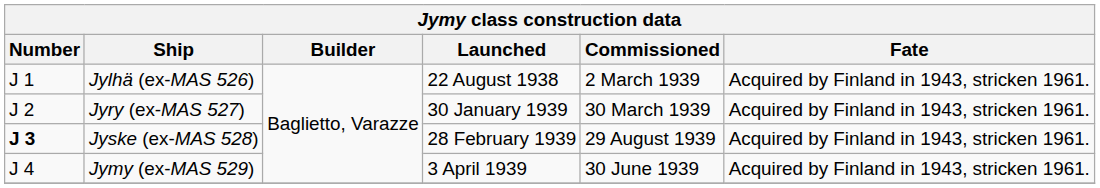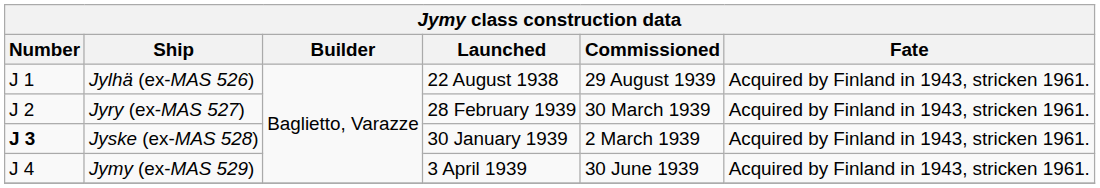(642, 79) 2 March 1939 -> (650, 79) 29 August 1939
(498, 109) 30 January 1939 -> (502, 109) 28 February 1939
(502, 139) 28 February 1939 -> (498, 139) 30 January 1939
(650, 139) 29 August 1939 -> (642, 139) 2 March 1939
